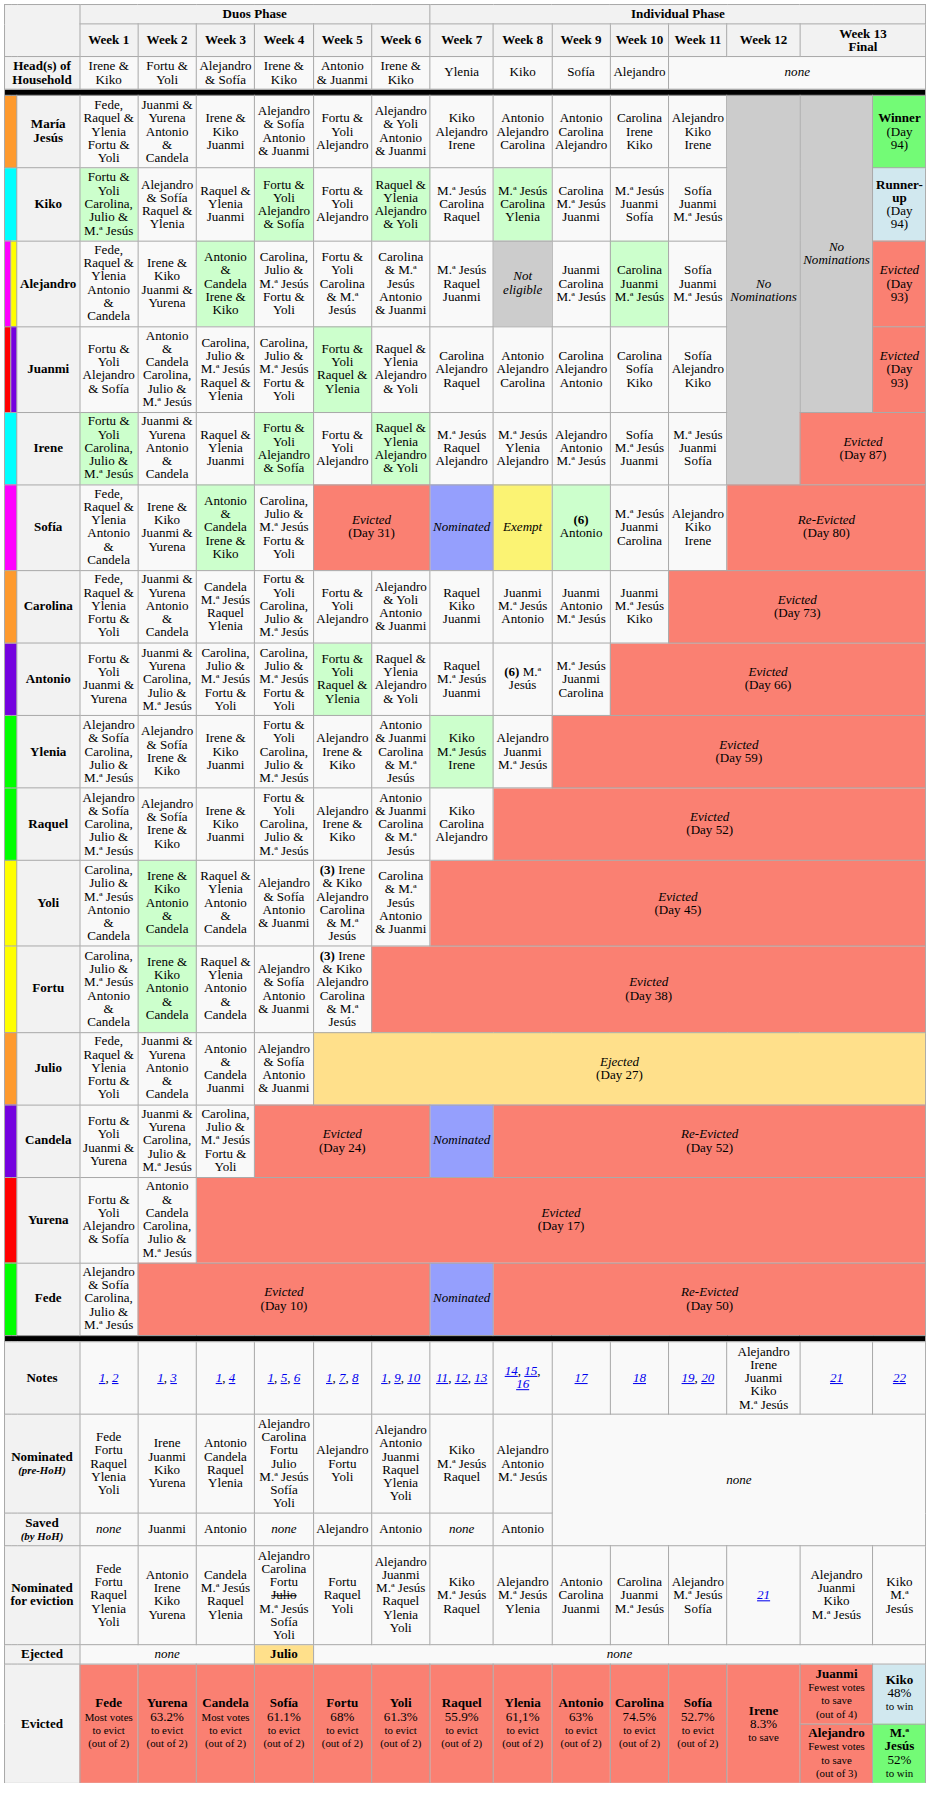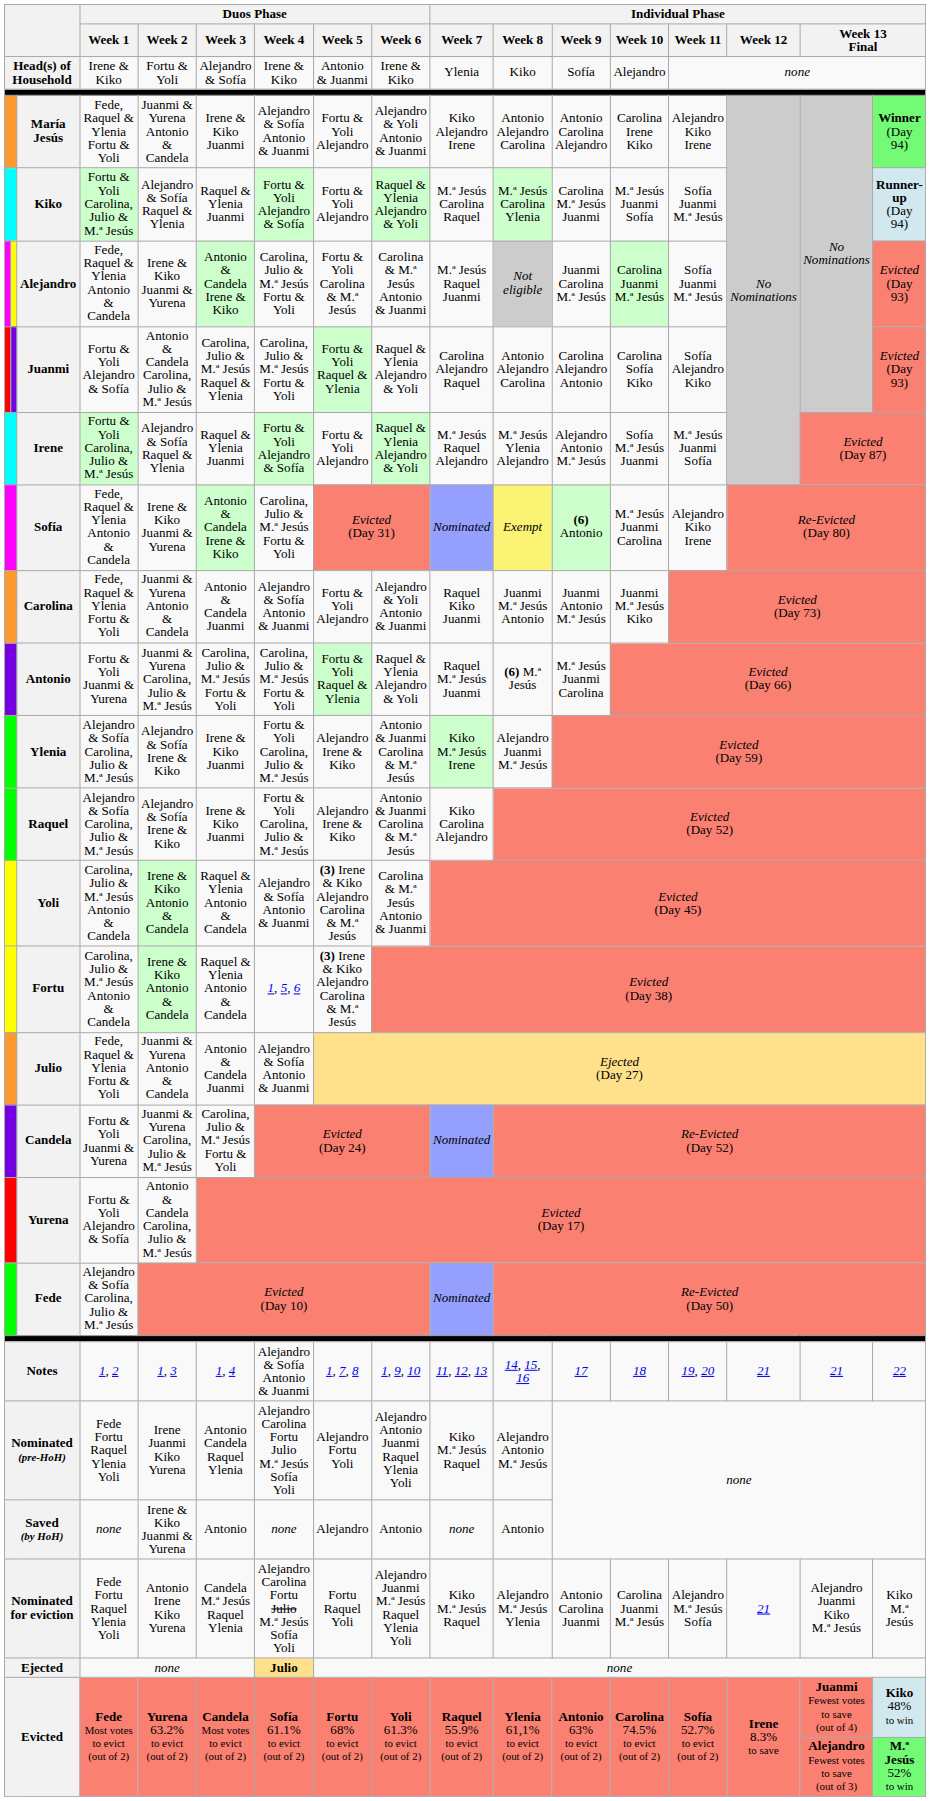(167, 448) Juanmi & Yurena Antonio & Candela -> (167, 448) Alejandro & Sofía Raquel & Ylenia
(226, 606) Candela M.ª Jesús Raquel Ylenia -> (226, 606) Antonio & Candela Juanmi
(284, 606) Fortu & Yoli Carolina, Julio & M.ª Jesús -> (284, 606) Alejandro & Sofía Antonio & Juanmi
(284, 989) Alejandro & Sofía Antonio & Juanmi -> (284, 989) 1, 5, 6
(284, 1377) 1, 5, 6 -> (284, 1371) Alejandro & Sofía Antonio & Juanmi
(764, 1377) Alejandro Irene Juanmi Kiko M.ª Jesús -> (764, 1371) 21
(167, 1529) Juanmi -> (167, 1529) Irene & Kiko Juanmi & Yurena
